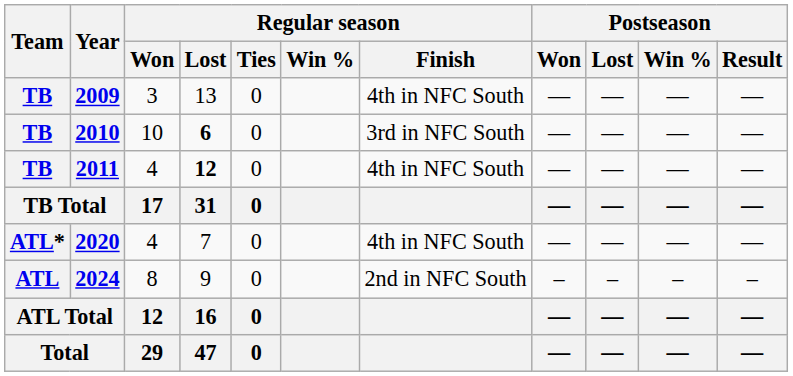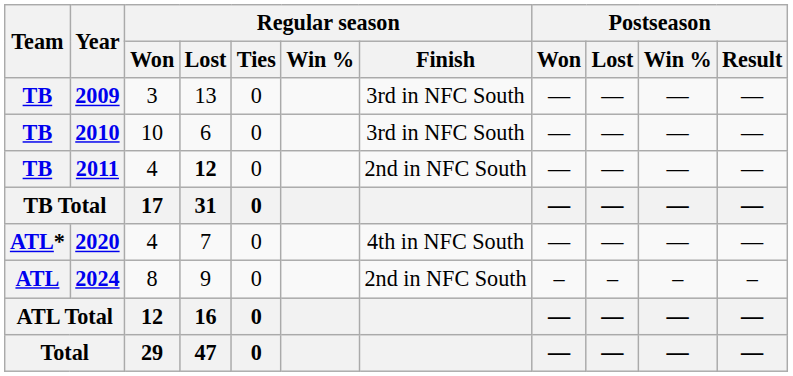(445, 96) 4th in NFC South -> (445, 96) 3rd in NFC South
(206, 132) bold -> (206, 132) normal
(445, 169) 4th in NFC South -> (445, 169) 2nd in NFC South
